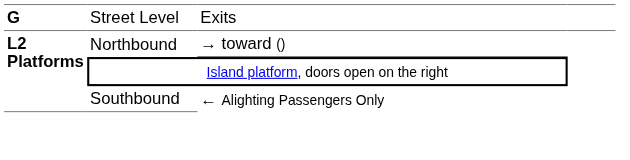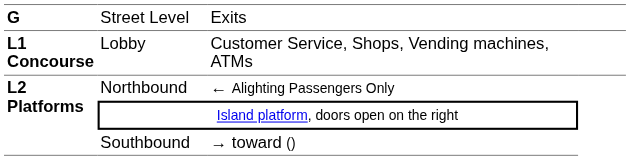+ row: (123, 43)
(243, 43) → toward () -> (302, 88) ← Alighting Passengers Only
(292, 99) ← Alighting Passengers Only -> (253, 142) → toward ()
